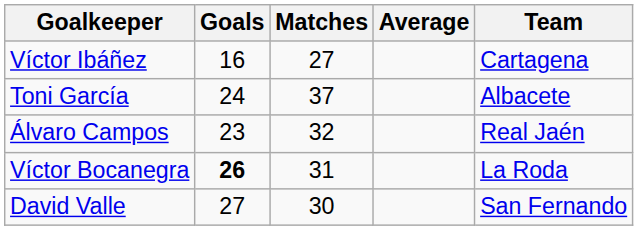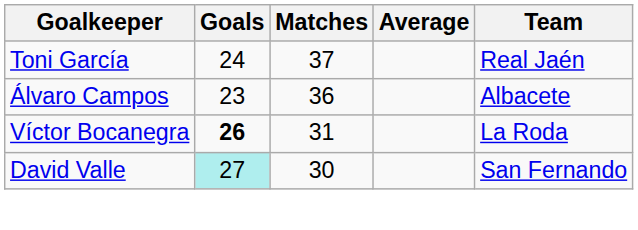- row: (78, 59)
(525, 96) Albacete -> (532, 59) Real Jaén
(322, 133) 32 -> (322, 96) 36
(532, 133) Real Jaén -> (525, 96) Albacete
(232, 206) no background -> (232, 170) paleturquoise background
